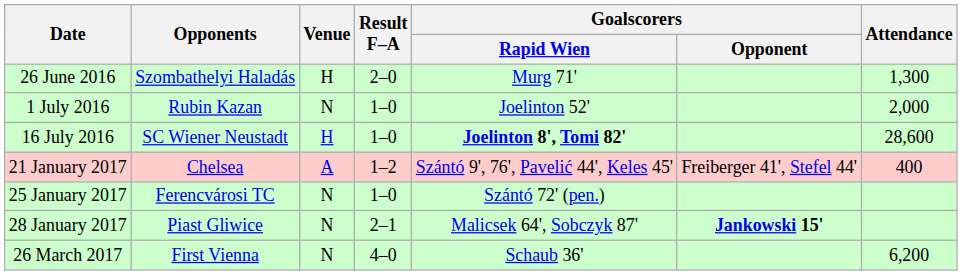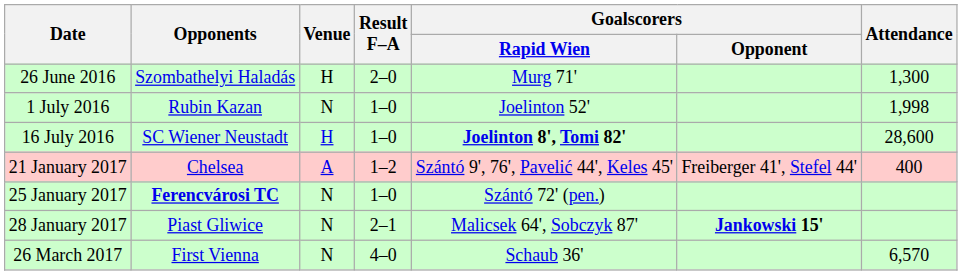(909, 107) 2,000 -> (909, 107) 1,998
(215, 196) normal -> (215, 196) bold
(909, 255) 6,200 -> (909, 255) 6,570
